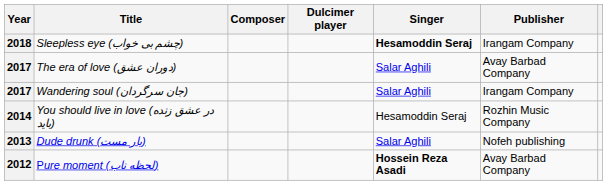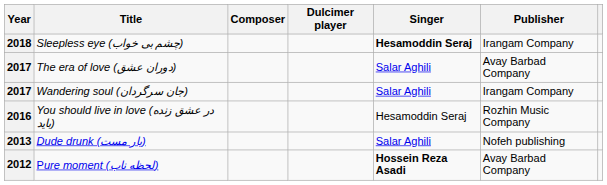(19, 116) 2014 -> (19, 116) 2016
